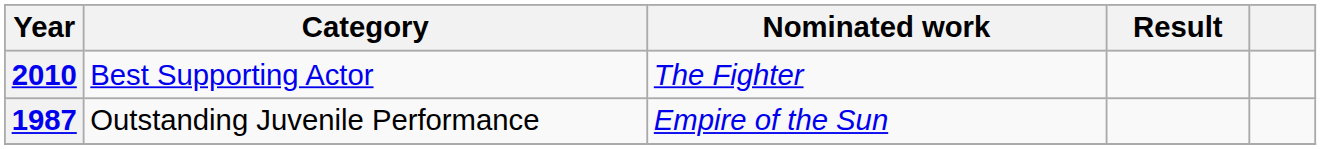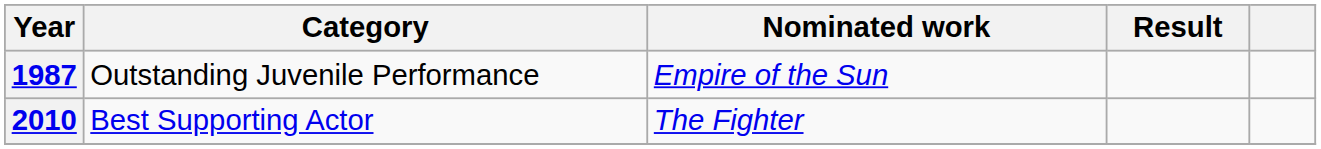rows swapped: (44, 120) <-> (44, 74)
